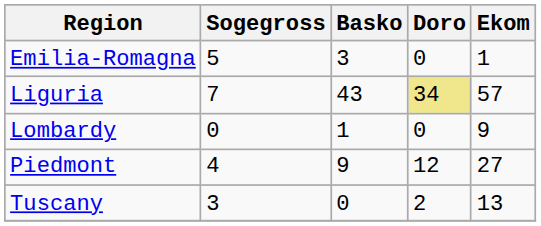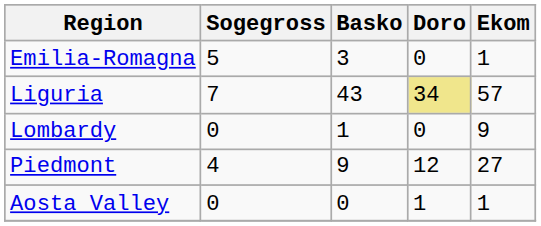- row: (57, 203)
+ row: (90, 203)
